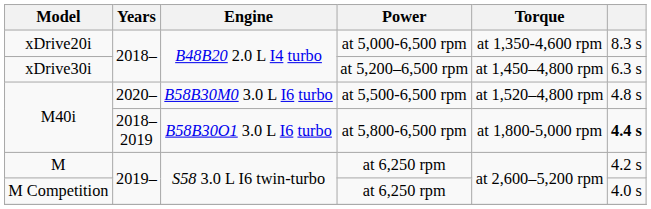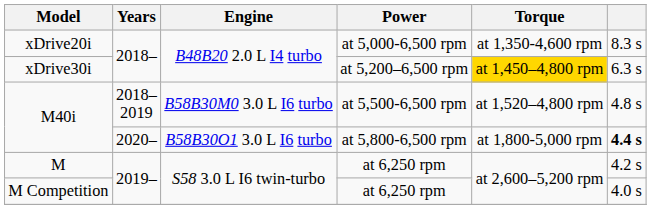(540, 69) no background -> (540, 69) gold background
(136, 95) 2020– -> (136, 104) 2018– 2019
(136, 130) 2018– 2019 -> (136, 139) 2020–
